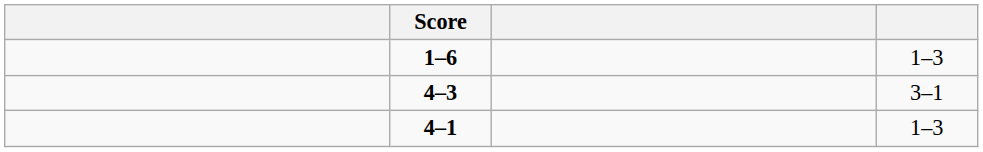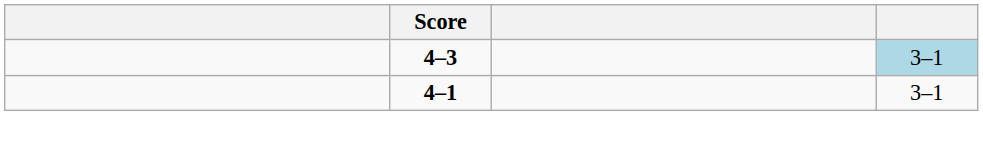- row: (441, 57)
(927, 92) no background -> (927, 57) lightblue background
(927, 127) 1–3 -> (927, 92) 3–1
